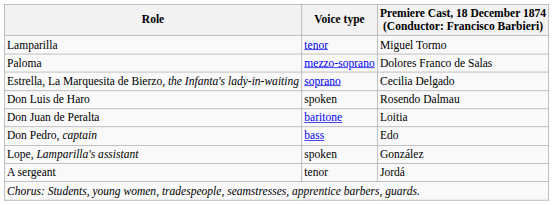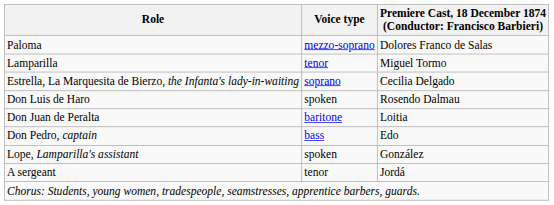rows swapped: (32, 44) <-> (24, 63)
